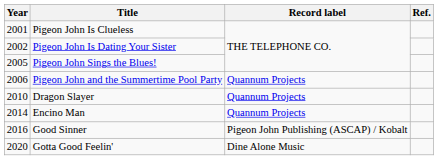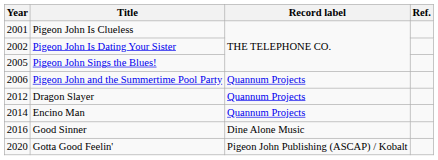(17, 96) 2010 -> (17, 96) 2012
(317, 130) Pigeon John Publishing (ASCAP) / Kobalt -> (266, 130) Dine Alone Music
(266, 146) Dine Alone Music -> (317, 146) Pigeon John Publishing (ASCAP) / Kobalt
